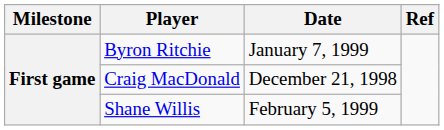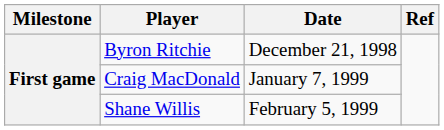(309, 49) January 7, 1999 -> (323, 49) December 21, 1998
(323, 79) December 21, 1998 -> (309, 79) January 7, 1999
